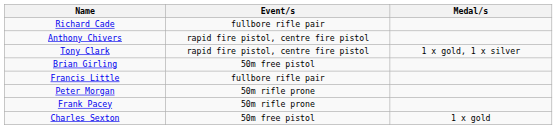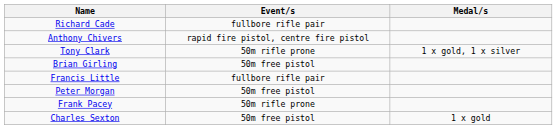(278, 51) rapid fire pistol, centre fire pistol -> (278, 51) 50m rifle prone
(278, 91) 50m rifle prone -> (278, 91) 50m free pistol
